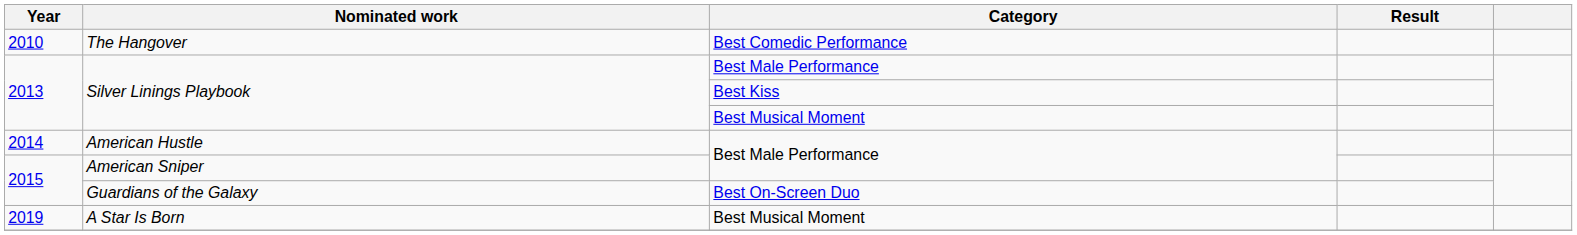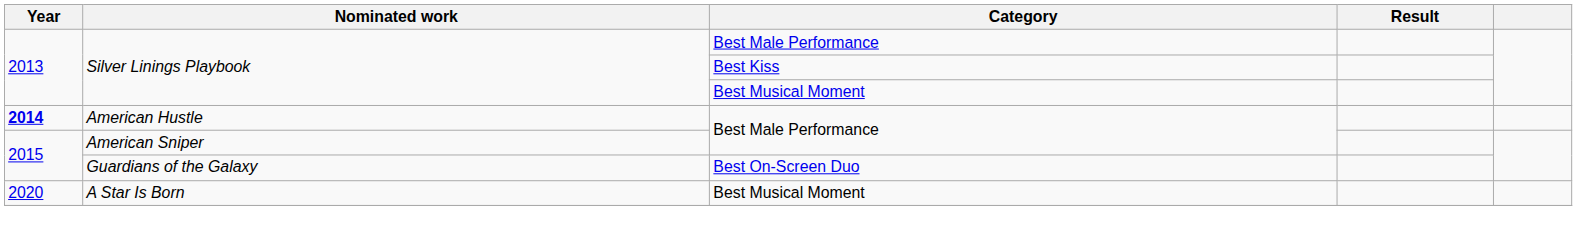- row: (137, 42)
(26, 142) normal -> (26, 117) bold
(26, 218) 2019 -> (26, 192) 2020
